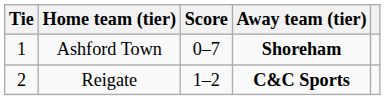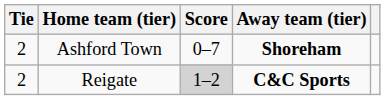(21, 49) 1 -> (21, 49) 2
(206, 79) no background -> (206, 79) lightgrey background
